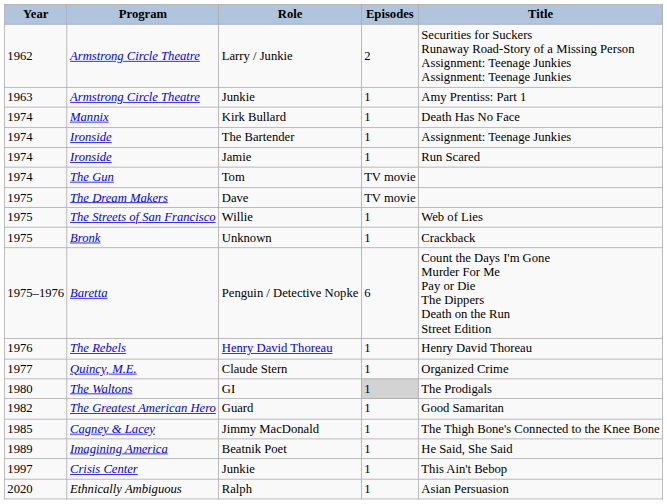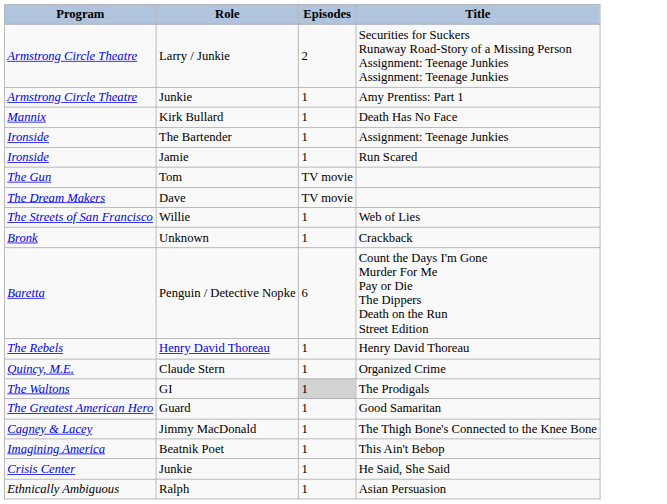- column: (36, 14)
(467, 449) He Said, She Said -> (402, 449) This Ain't Bebop
(464, 469) This Ain't Bebop -> (404, 469) He Said, She Said
